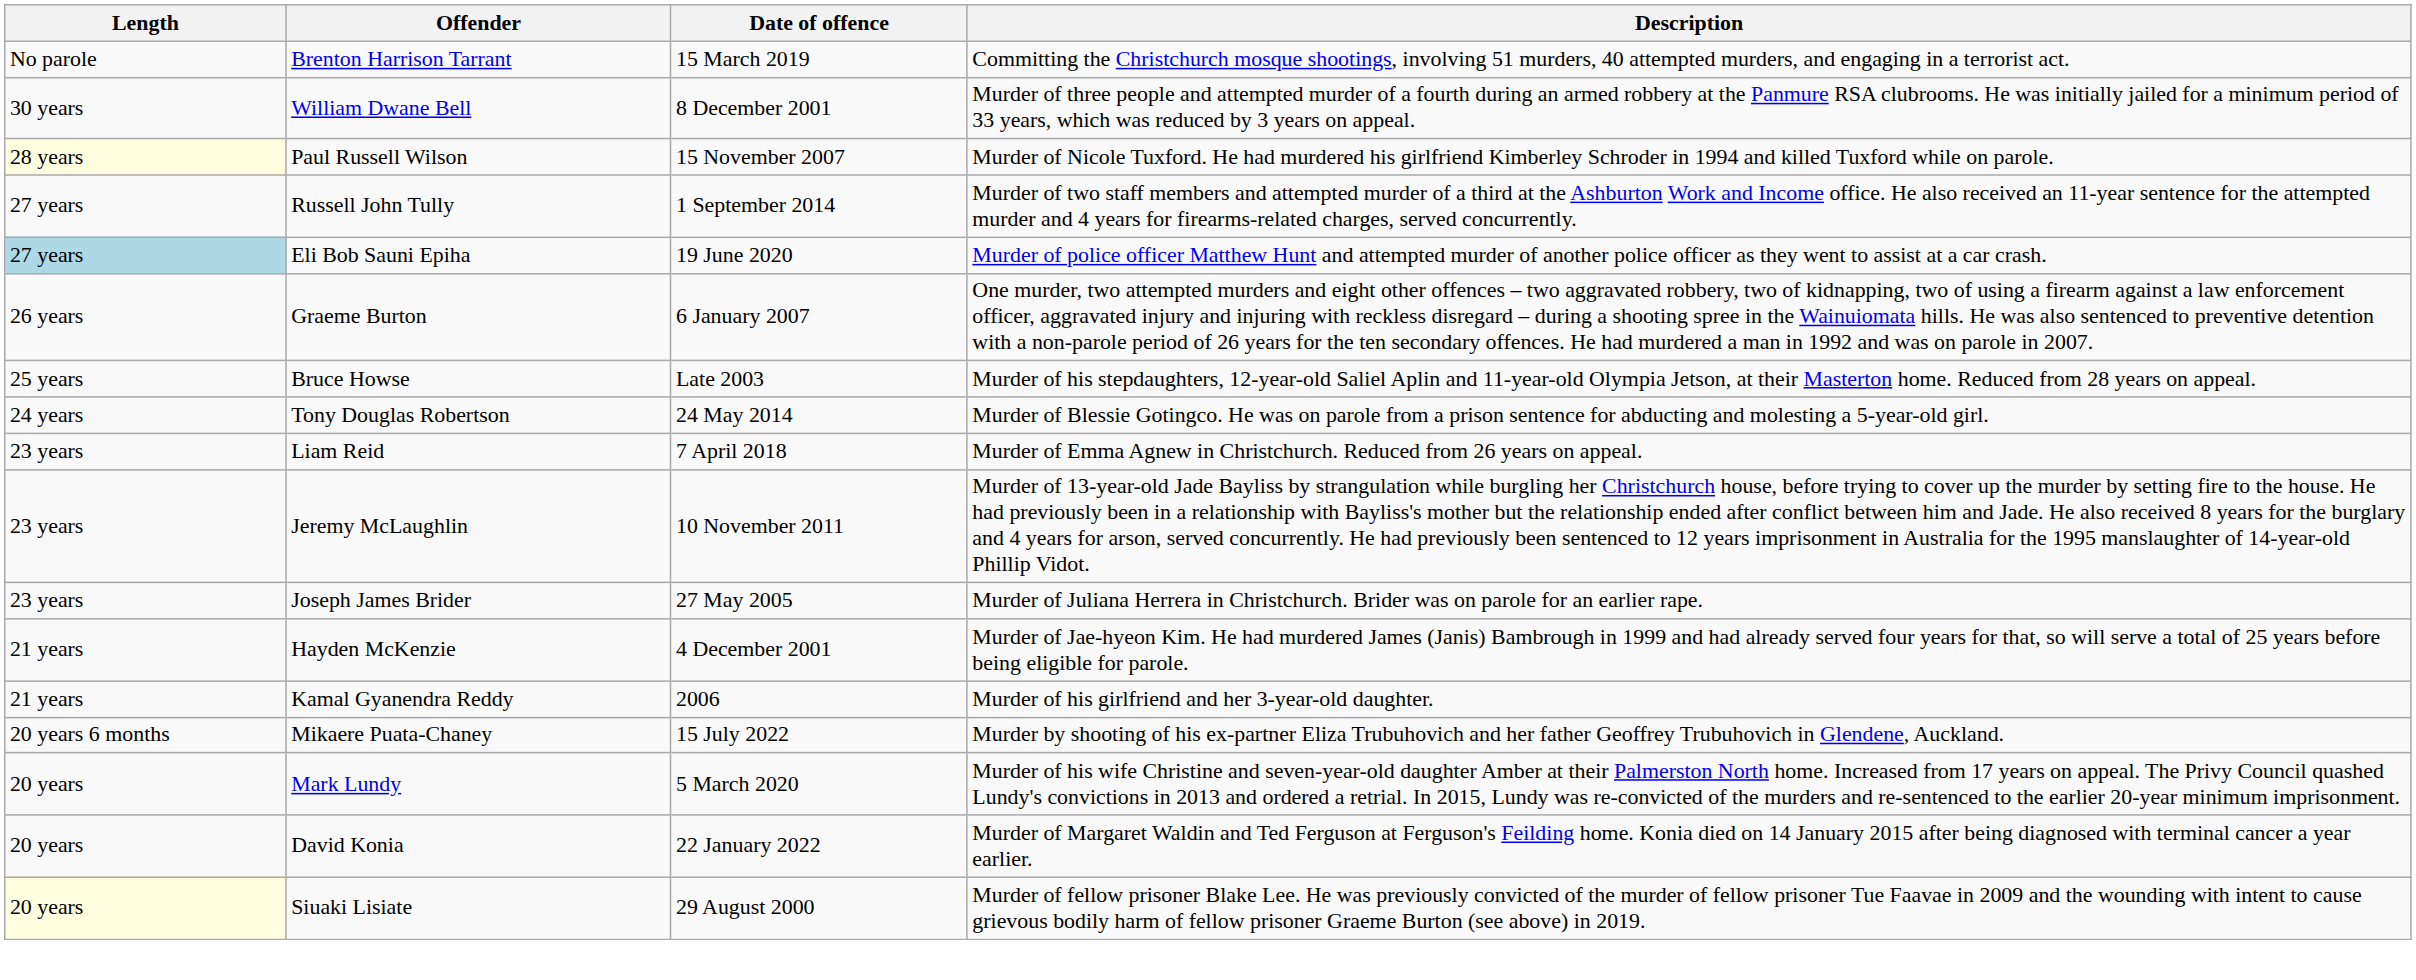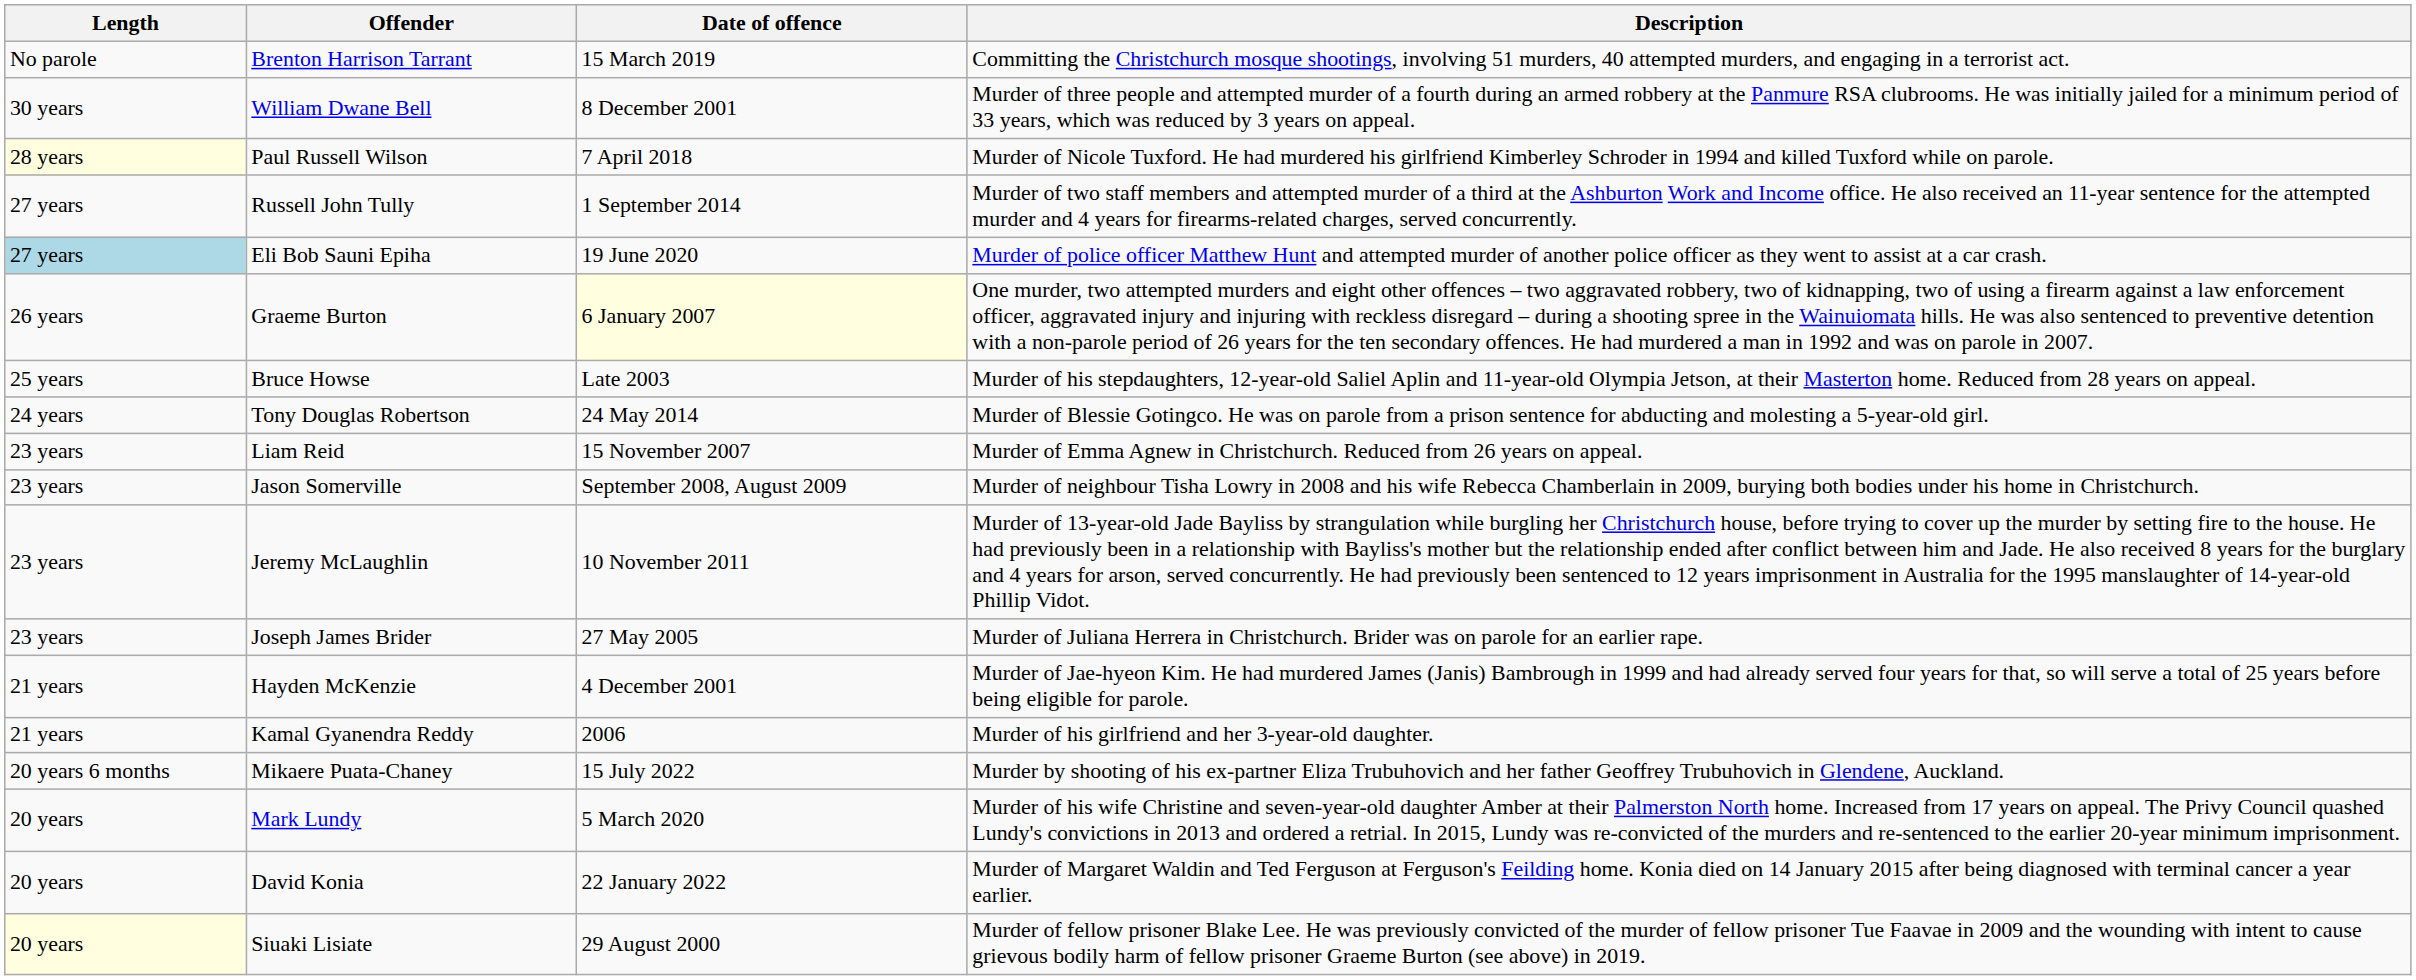(760, 157) 15 November 2007 -> (637, 157) 7 April 2018
(743, 317) no background -> (648, 317) lightyellow background
(731, 451) 7 April 2018 -> (666, 451) 15 November 2007
+ row: (326, 487)
